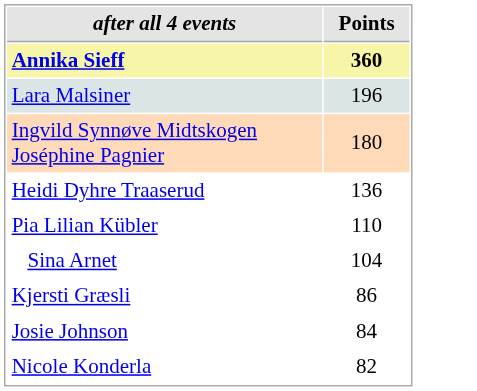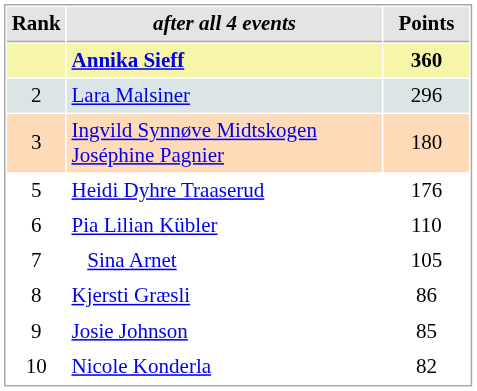+ column: (36, 23)
(367, 95) 196 -> (426, 95) 296
(367, 190) 136 -> (426, 190) 176
(367, 260) 104 -> (426, 260) 105
(367, 331) 84 -> (426, 331) 85
